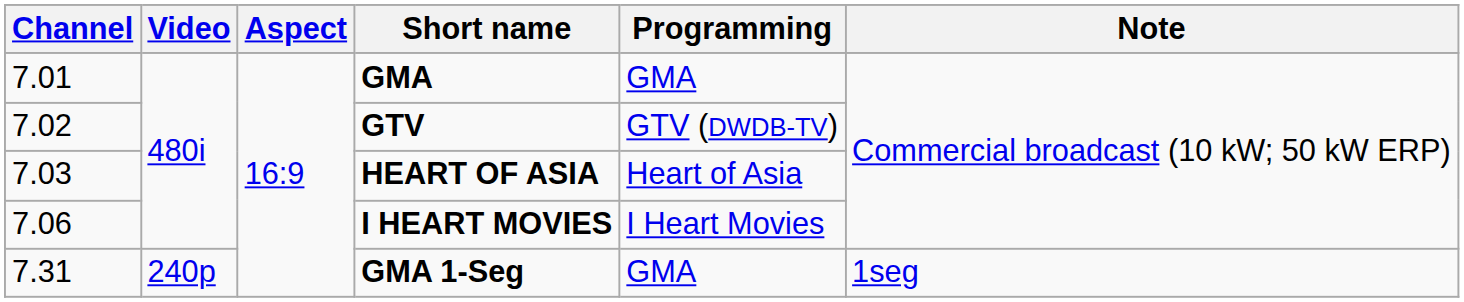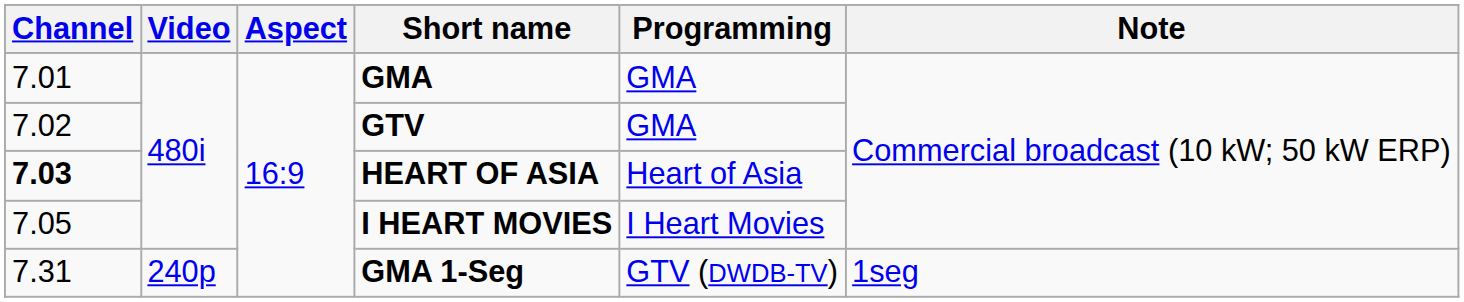(732, 126) GTV (DWDB-TV) -> (661, 126) GMA
(42, 175) normal -> (42, 175) bold
(42, 223) 7.06 -> (42, 223) 7.05
(661, 272) GMA -> (732, 272) GTV (DWDB-TV)
